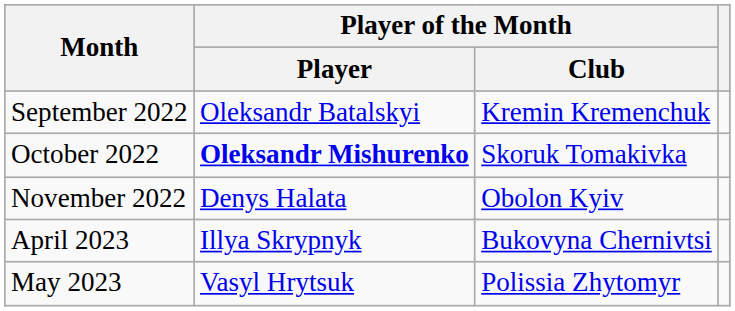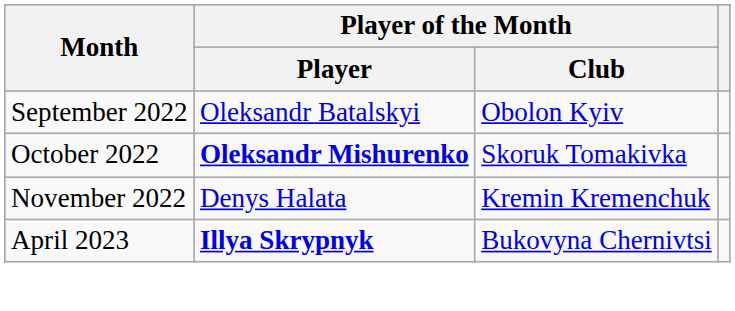(596, 111) Kremin Kremenchuk -> (552, 111) Obolon Kyiv
(552, 197) Obolon Kyiv -> (596, 197) Kremin Kremenchuk
(281, 240) normal -> (287, 240) bold
- row: (66, 283)
